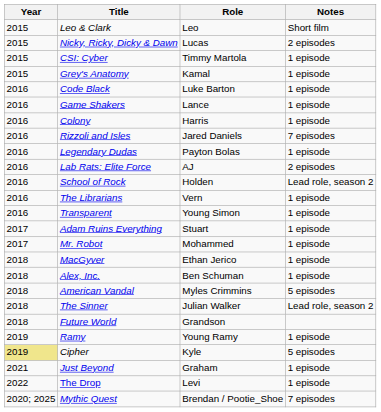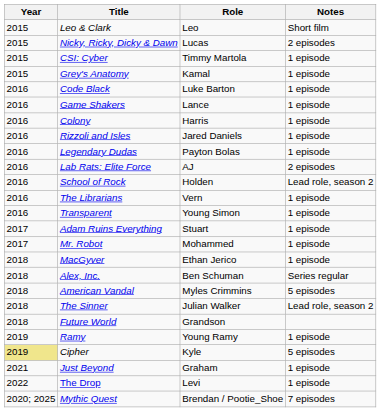(311, 136) 7 episodes -> (309, 136) 1 episode
(309, 275) 1 episode -> (318, 275) Series regular
